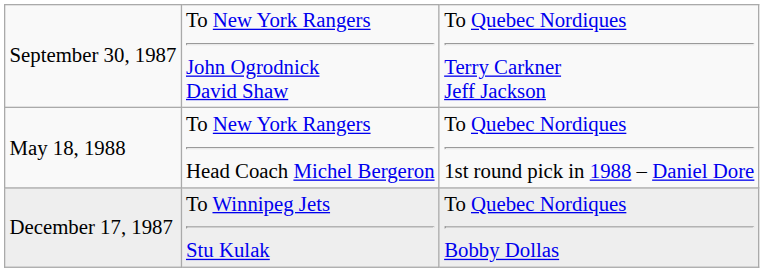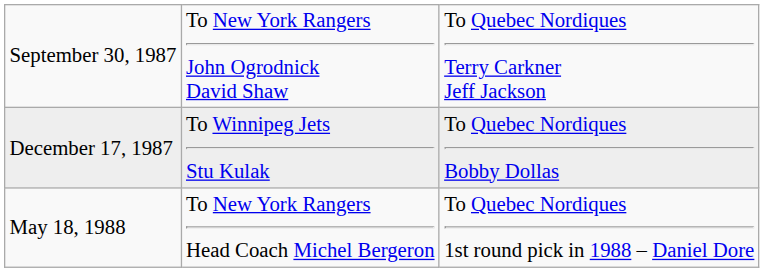rows swapped: (91, 227) <-> (68, 147)
